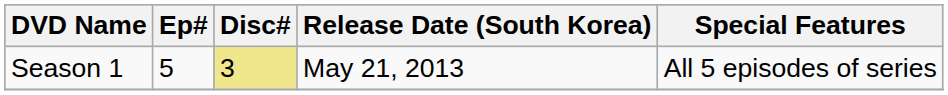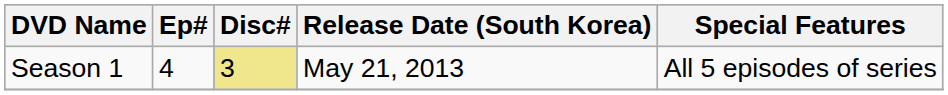(166, 67) 5 -> (166, 67) 4
